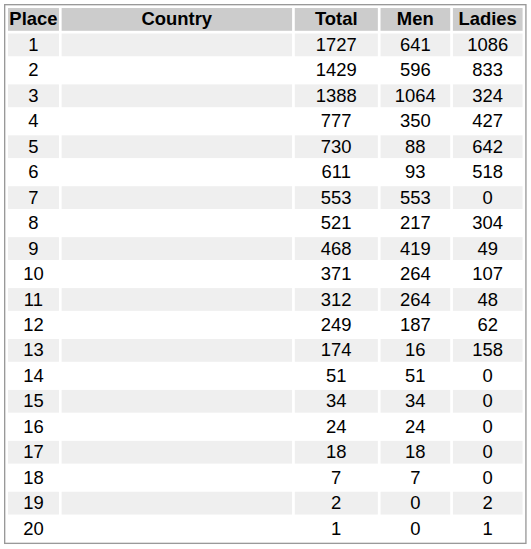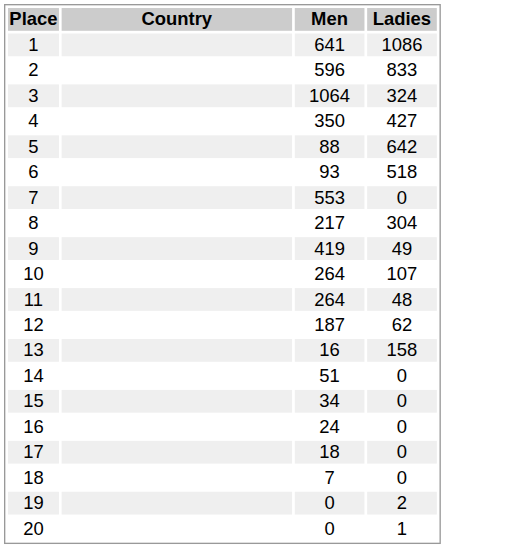- column: (336, 19)
